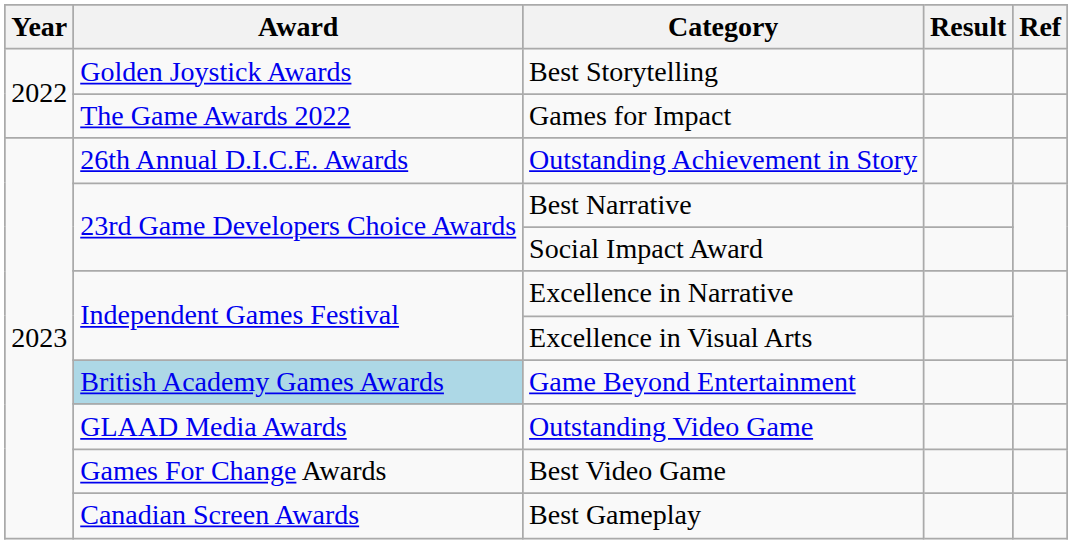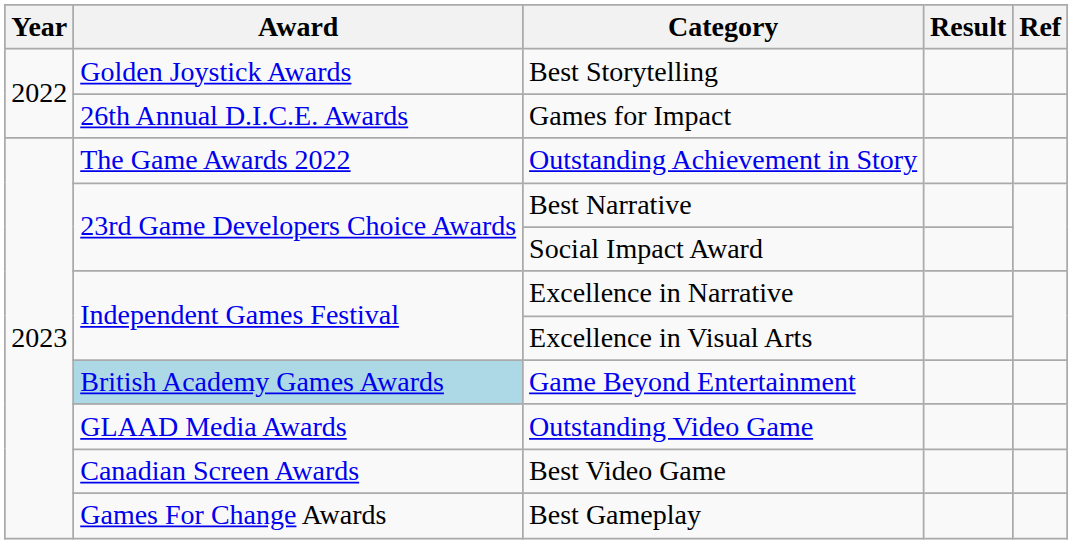(215, 115) The Game Awards 2022 -> (244, 115) 26th Annual D.I.C.E. Awards
(244, 159) 26th Annual D.I.C.E. Awards -> (215, 159) The Game Awards 2022
(233, 470) Games For Change Awards -> (220, 470) Canadian Screen Awards
(220, 515) Canadian Screen Awards -> (233, 515) Games For Change Awards
